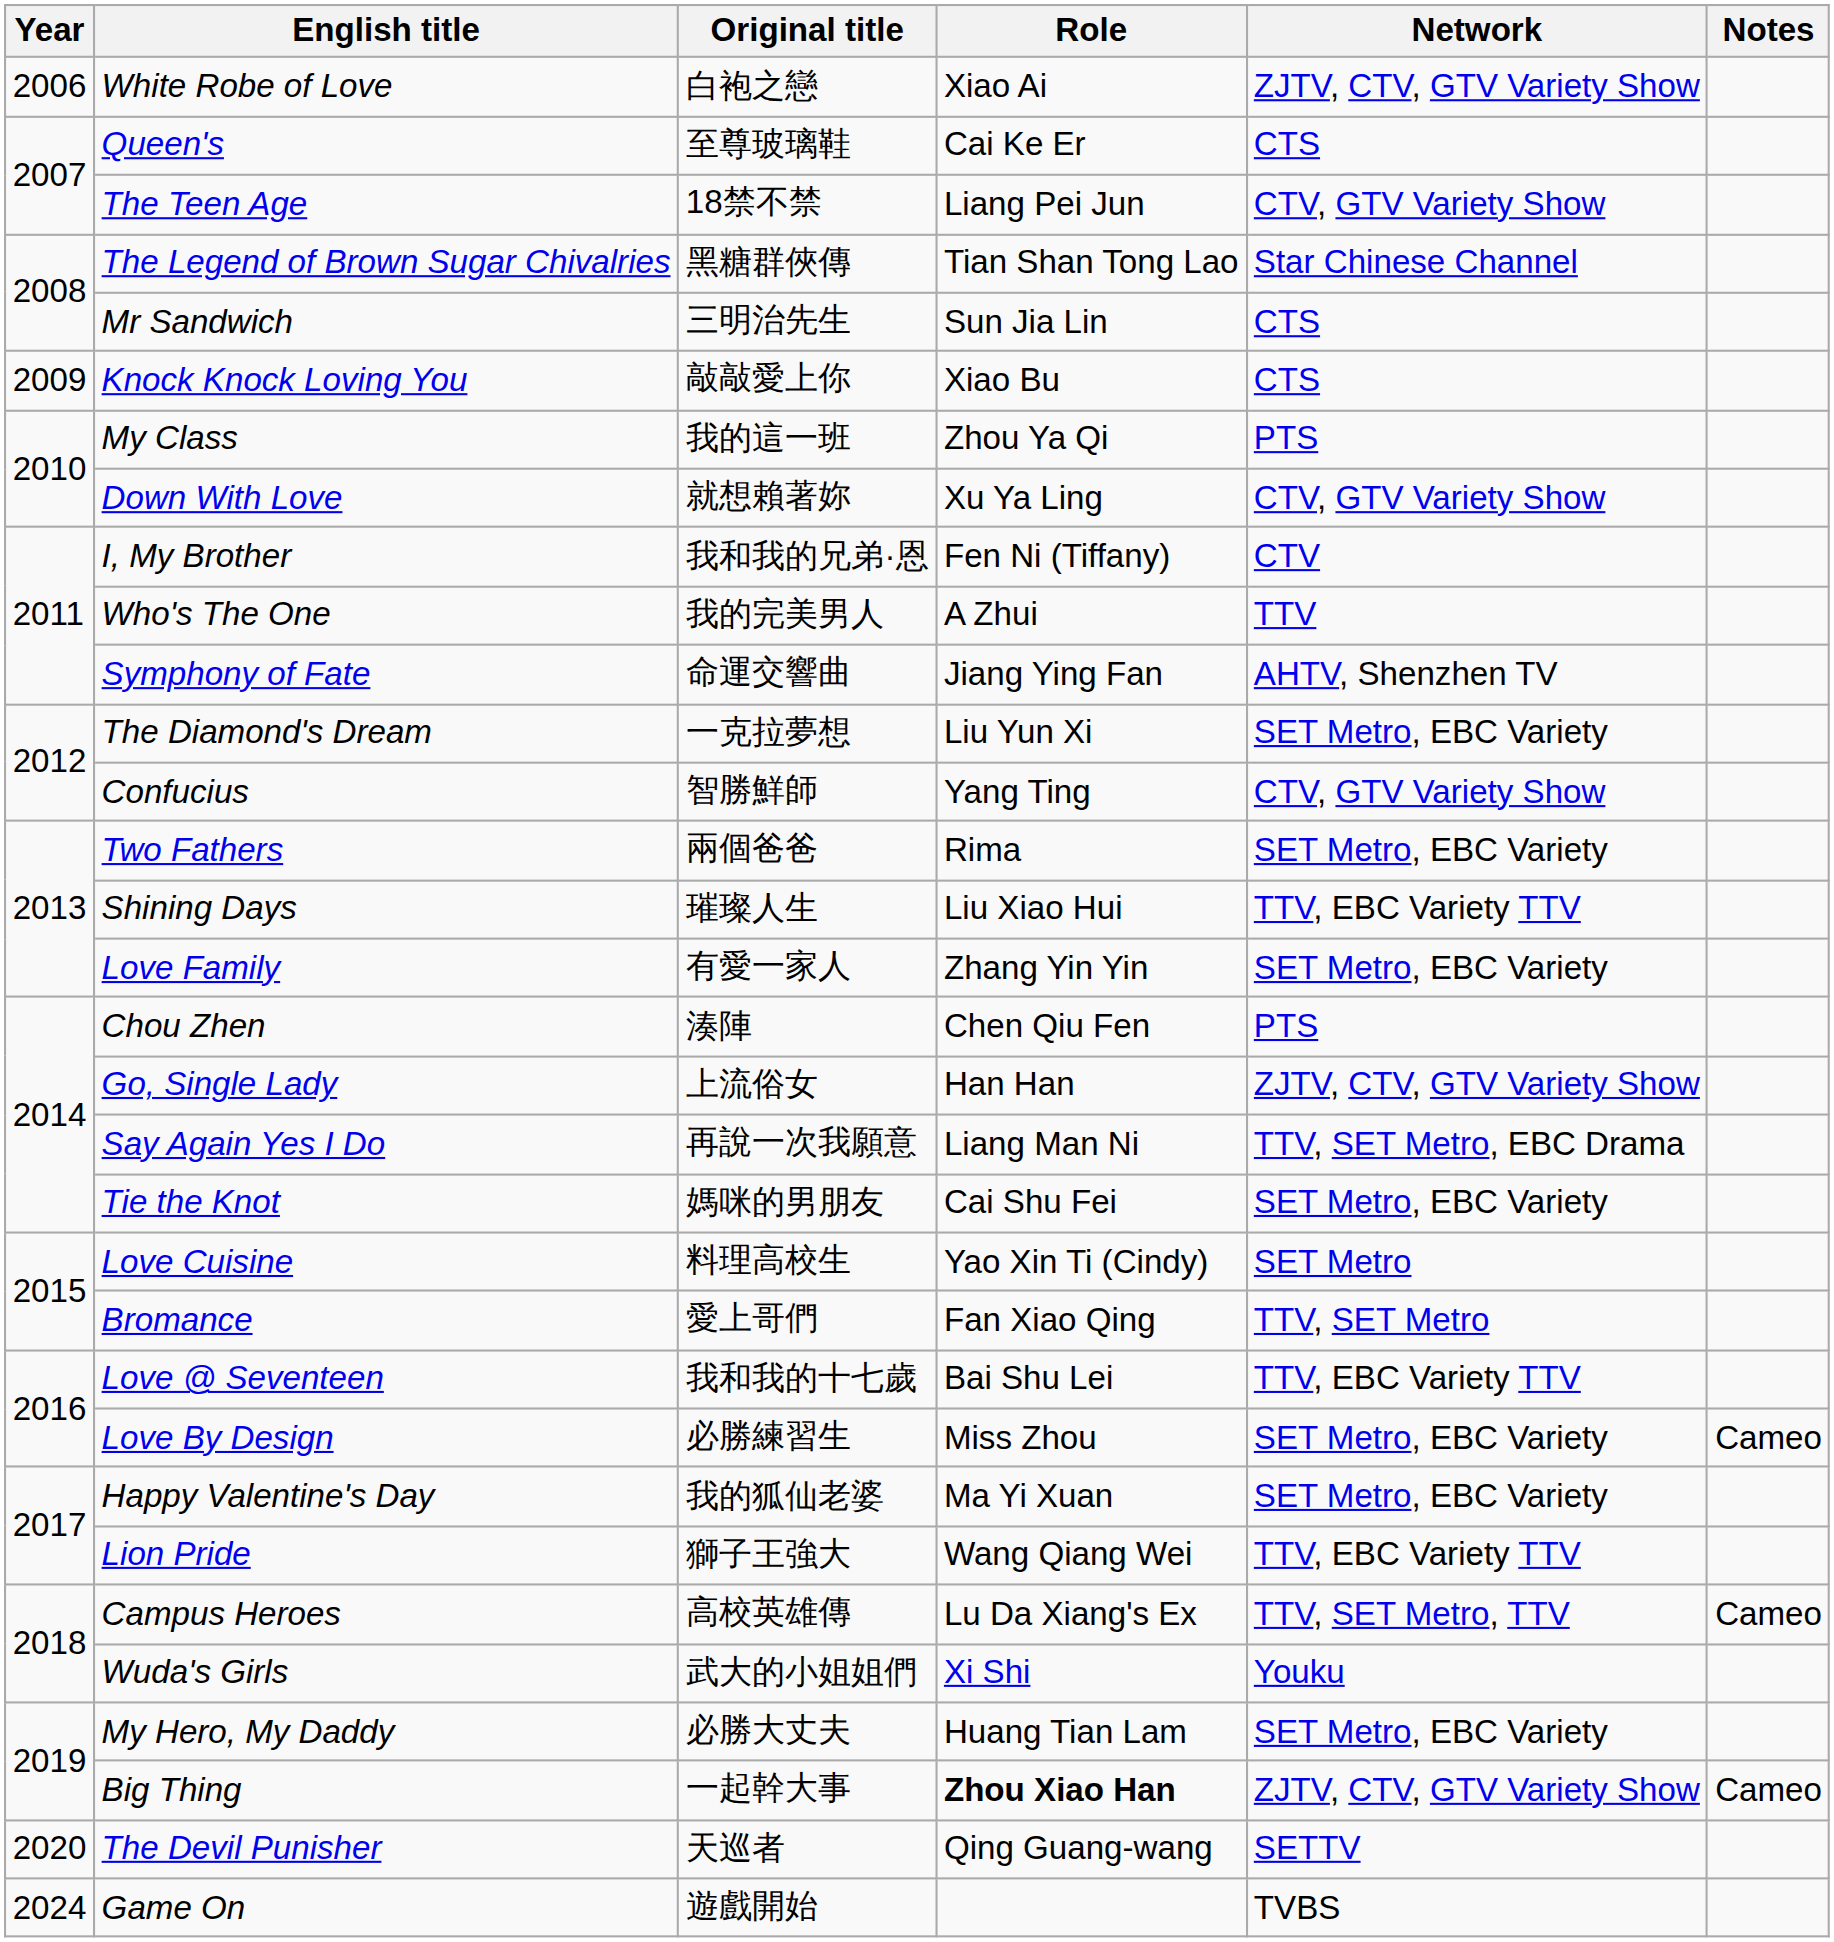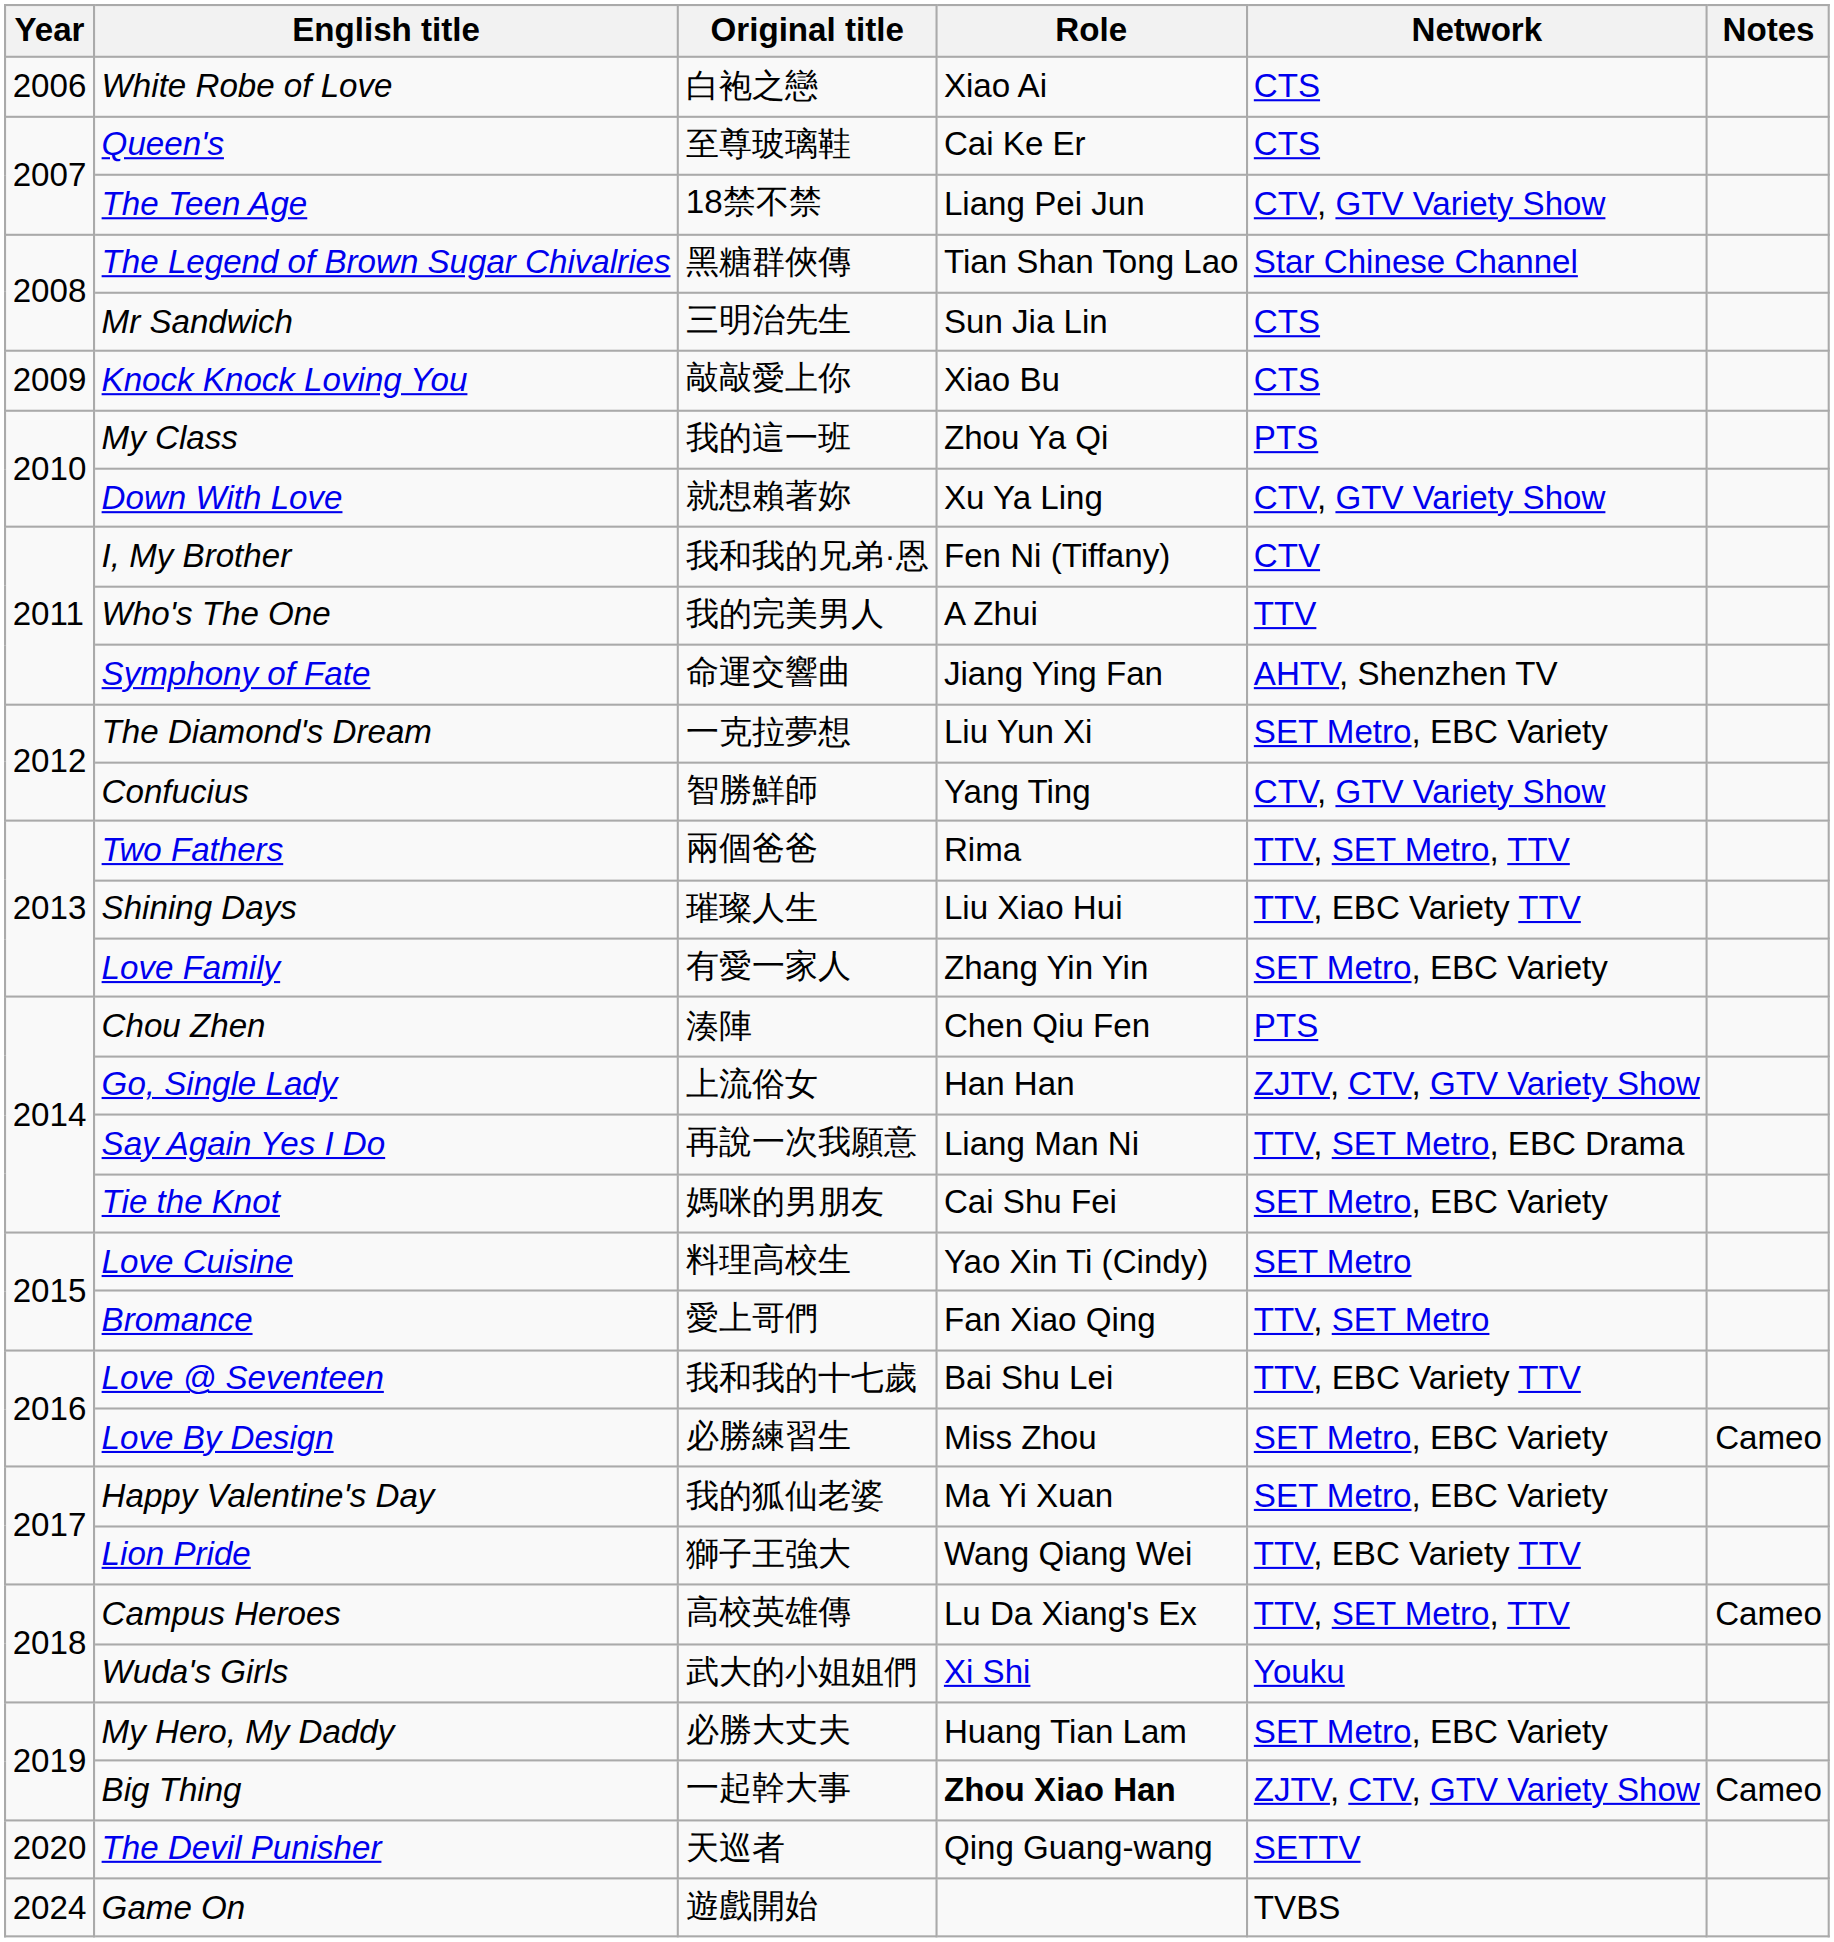(1477, 86) ZJTV, CTV, GTV Variety Show -> (1287, 86) CTS
(1431, 849) SET Metro, EBC Variety -> (1412, 849) TTV, SET Metro, TTV
